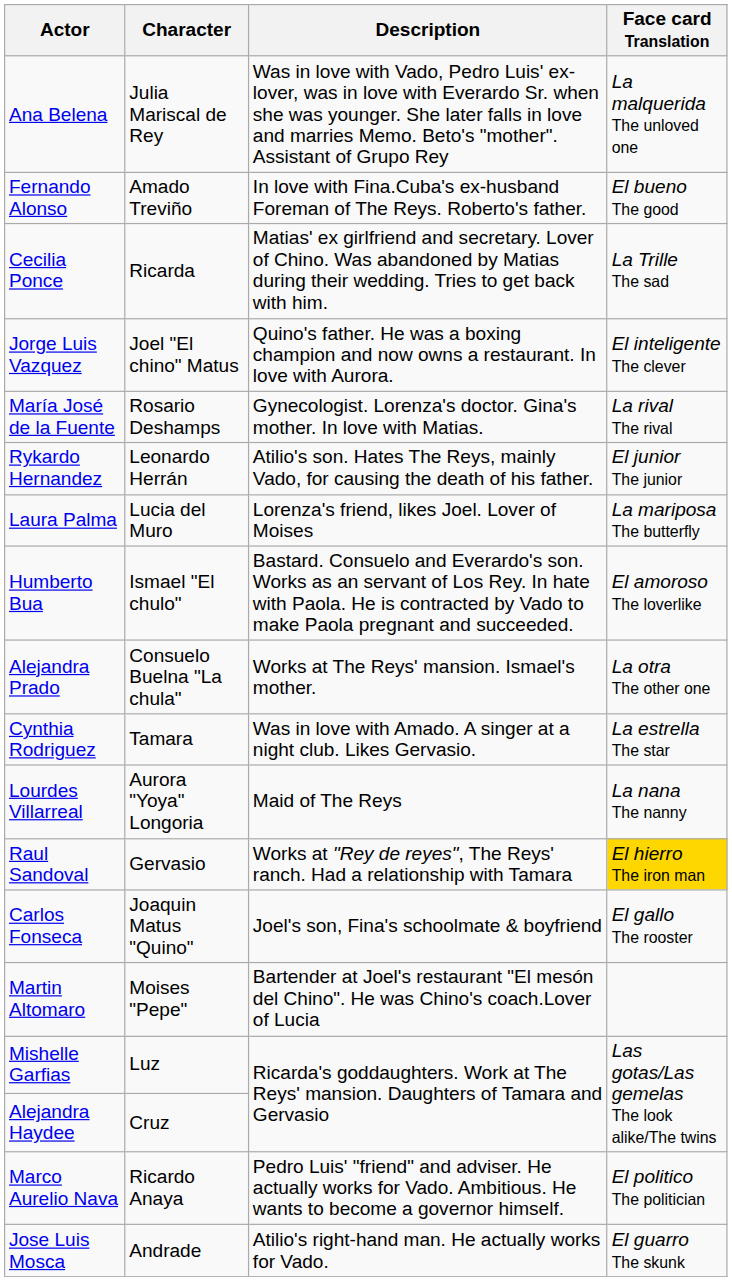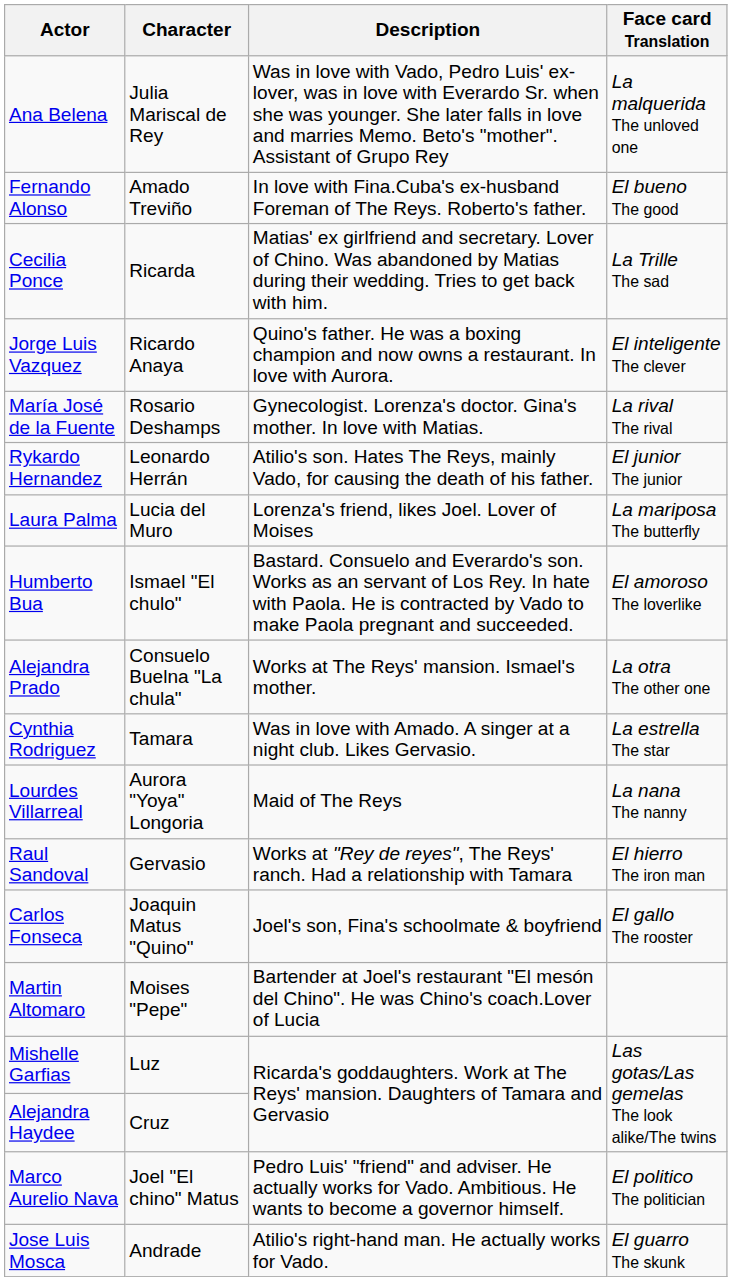(184, 354) Joel "El chino" Matus -> (162, 354) Ricardo Anaya
(658, 863) gold background -> (658, 863) no background
(162, 1188) Ricardo Anaya -> (184, 1188) Joel "El chino" Matus
